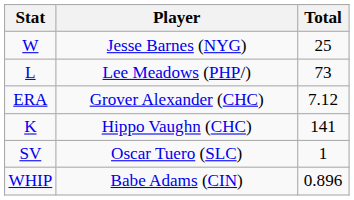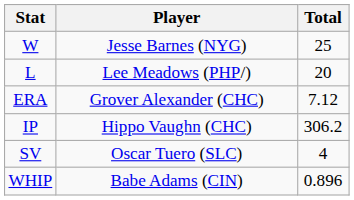(323, 72) 73 -> (323, 72) 20
- row: (30, 126)
+ row: (30, 126)
(323, 153) 1 -> (323, 153) 4
